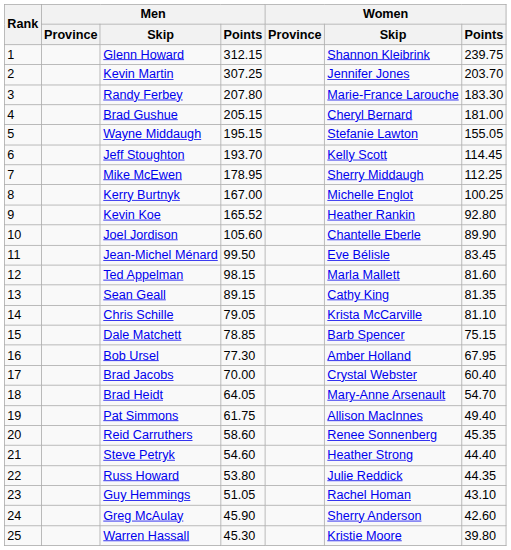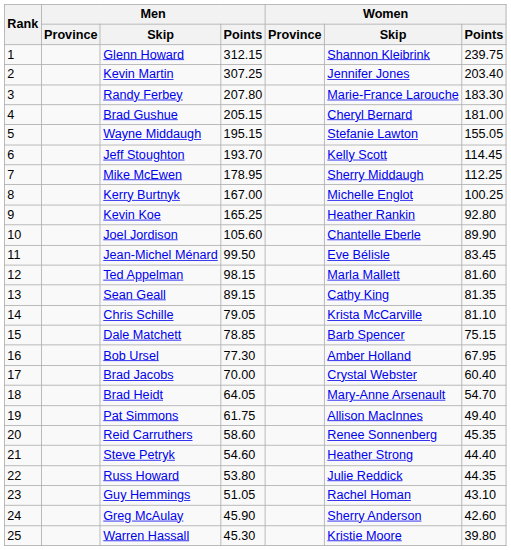(484, 74) 203.70 -> (484, 74) 203.40
(243, 214) 165.52 -> (243, 214) 165.25
